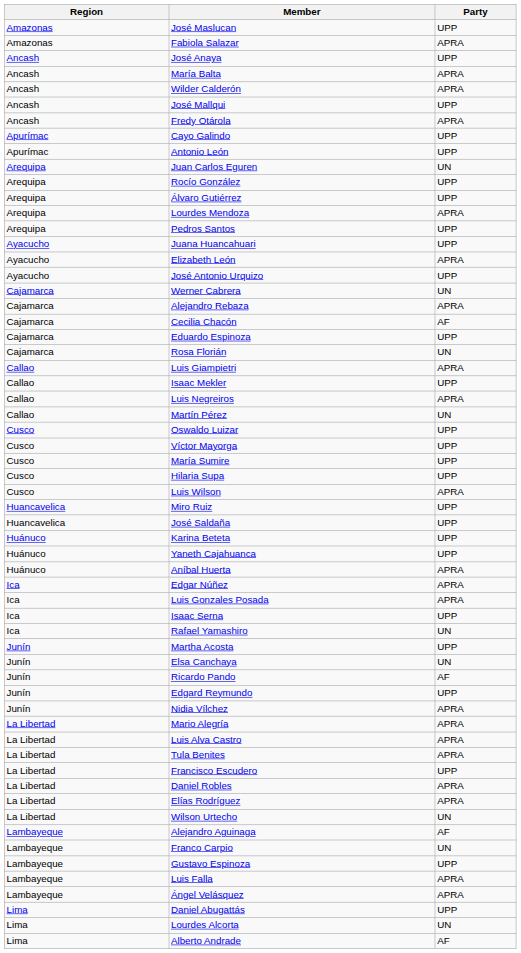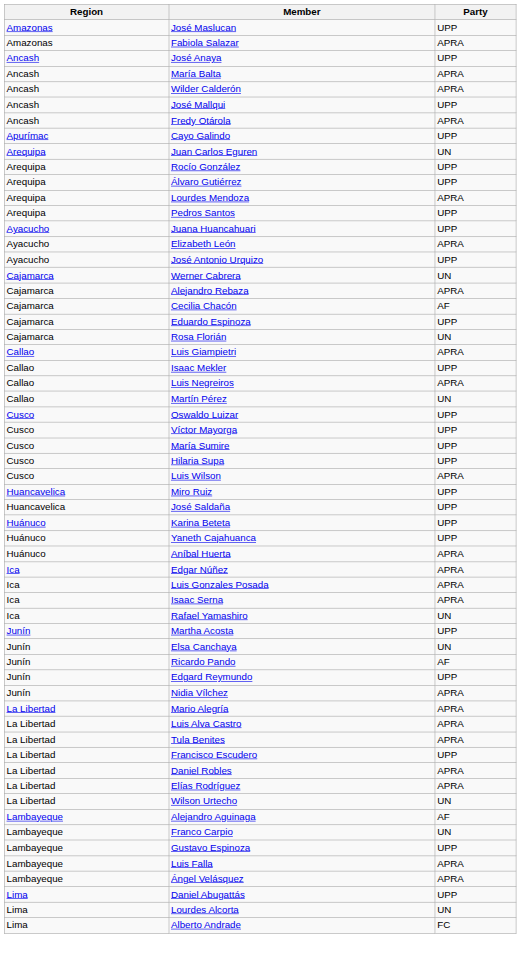- row: (200, 151)
(447, 615) UPP -> (451, 600) APRA
(443, 940) AF -> (444, 925) FC
